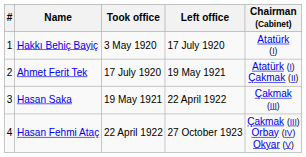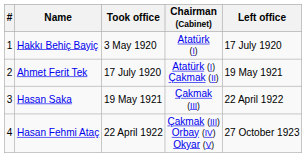columns swapped: (205, 18) <-> (273, 18)
